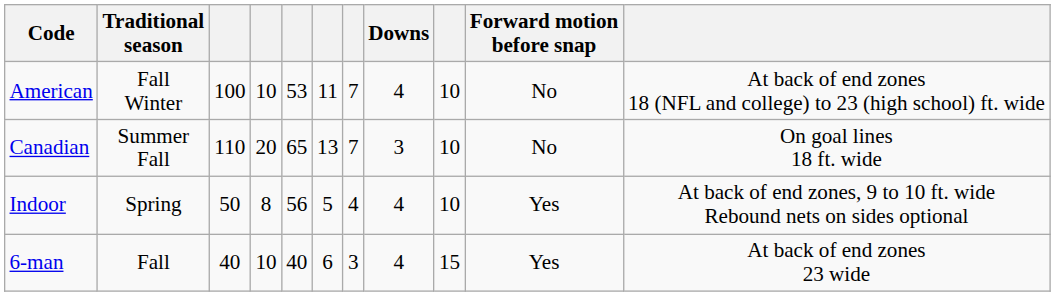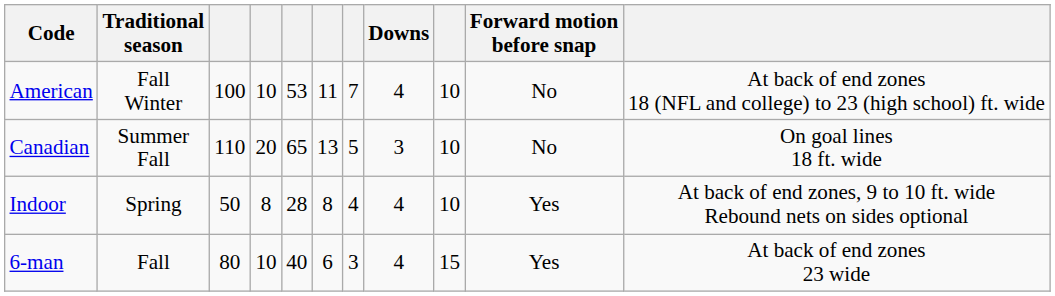(353, 147) 7 -> (353, 147) 5
(297, 204) 56 -> (297, 204) 28
(328, 204) 5 -> (328, 204) 8
(230, 262) 40 -> (230, 262) 80
